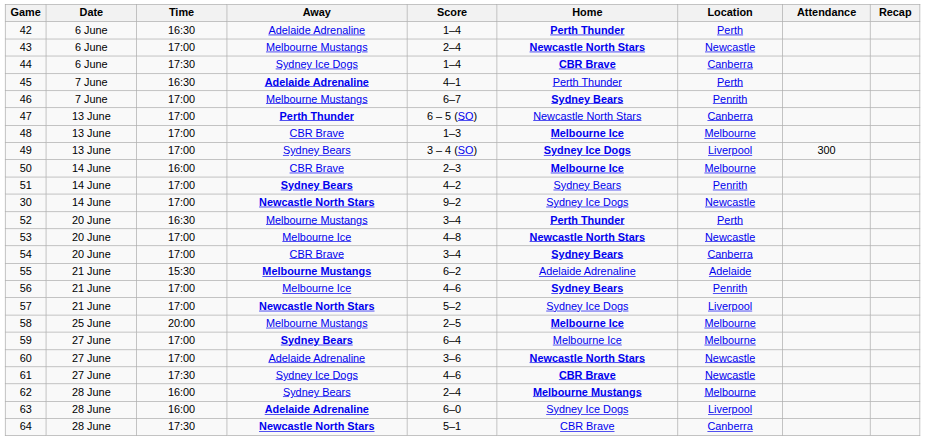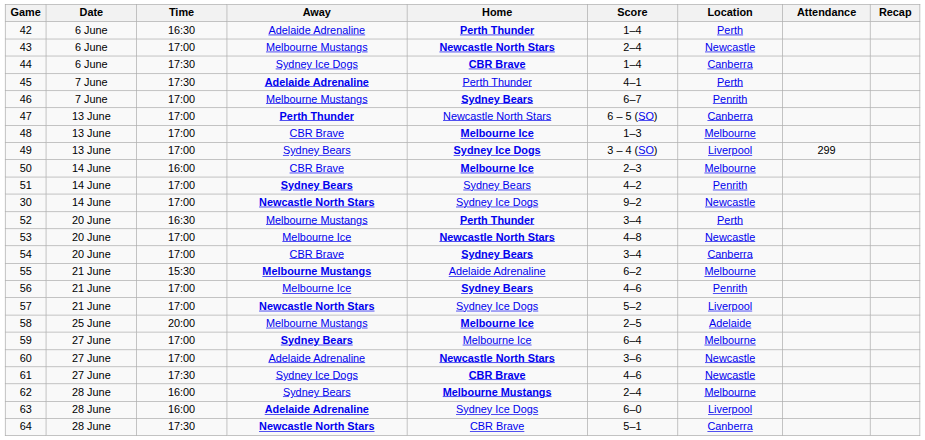columns swapped: (452, 13) <-> (587, 13)
(182, 82) 16:30 -> (182, 82) 17:30
(827, 151) 300 -> (827, 151) 299
(730, 271) Adelaide -> (730, 271) Melbourne
(730, 323) Melbourne -> (730, 323) Adelaide
